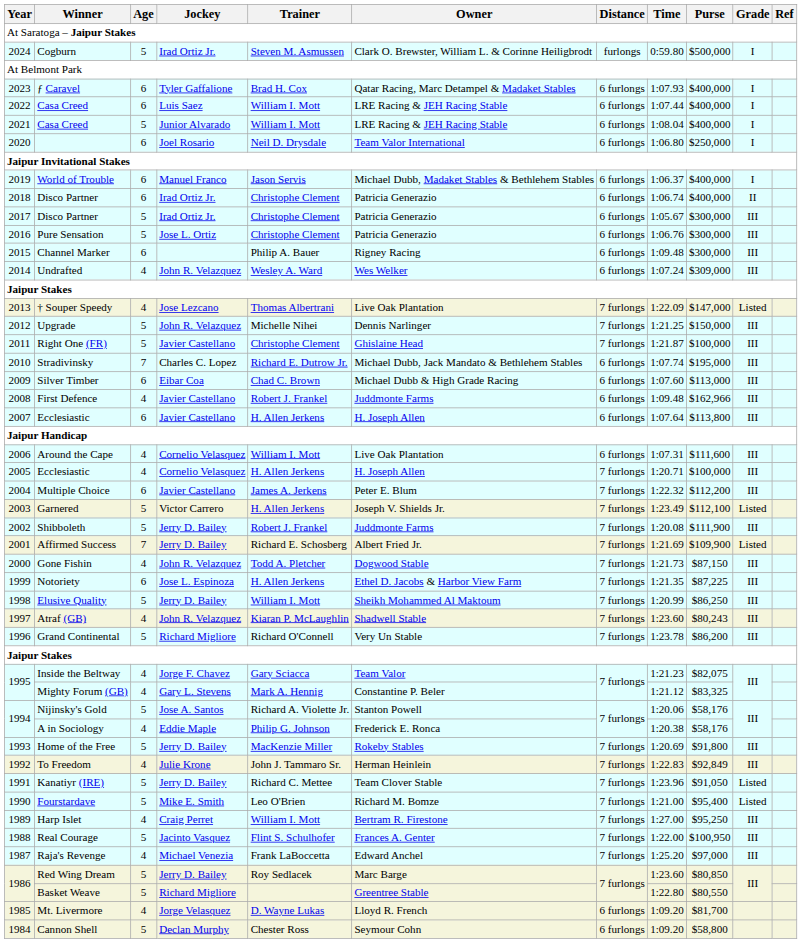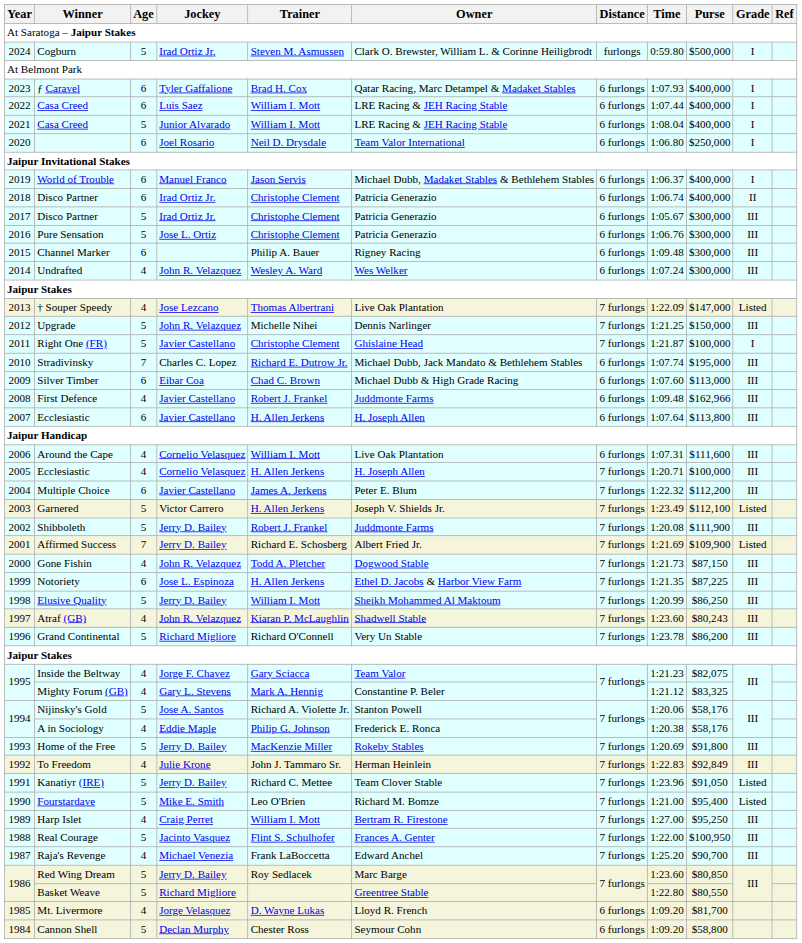(710, 270) $309,000 -> (710, 270) $300,000
(753, 344) III -> (753, 344) I
(710, 856) $97,000 -> (710, 856) $90,700
